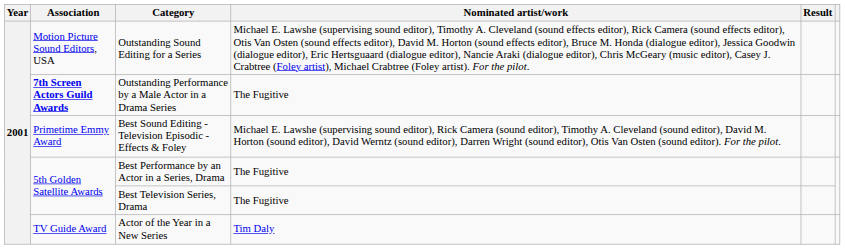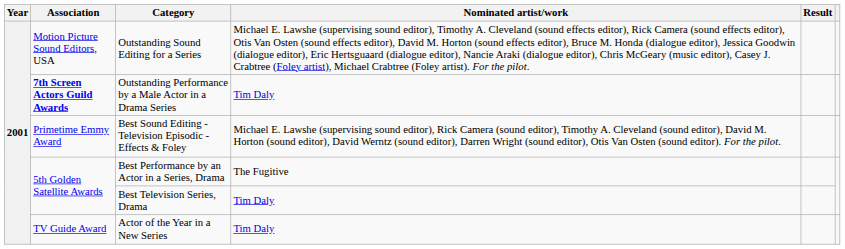(261, 95) The Fugitive -> (254, 95) Tim Daly
(261, 200) The Fugitive -> (254, 200) Tim Daly
